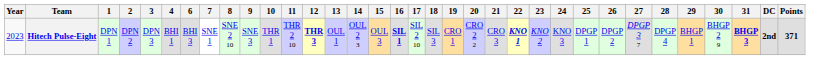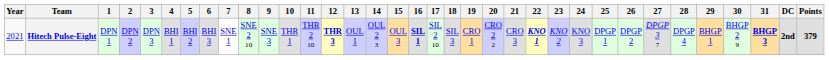+ column: (190, 11)
(15, 36) 2023 -> (15, 36) 2021
(792, 36) 371 -> (810, 36) 379
